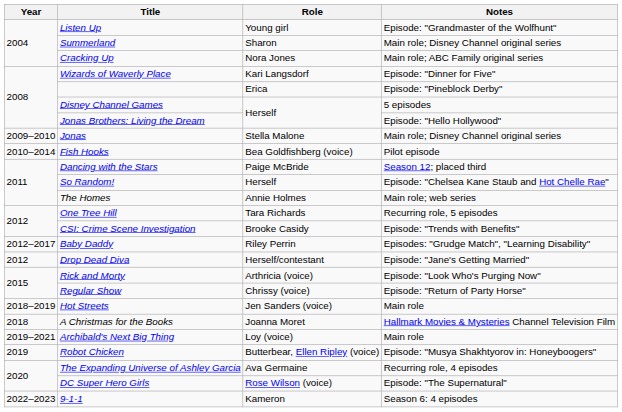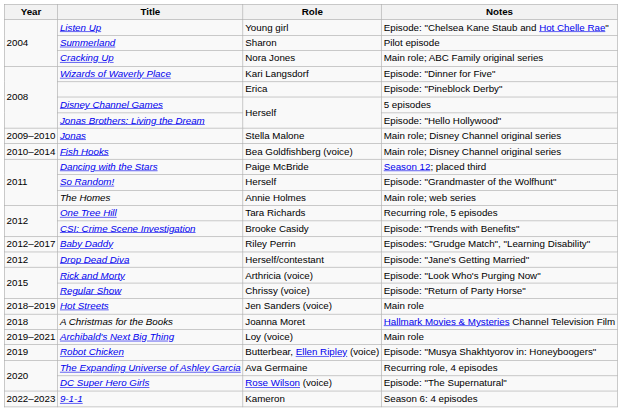(470, 27) Episode: "Grandmaster of the Wolfhunt" -> (496, 27) Episode: "Chelsea Kane Staub and Hot Chelle Rae"
(472, 43) Main role; Disney Channel original series -> (412, 43) Pilot episode
(412, 151) Pilot episode -> (472, 151) Main role; Disney Channel original series
(496, 182) Episode: "Chelsea Kane Staub and Hot Chelle Rae" -> (470, 182) Episode: "Grandmaster of the Wolfhunt"
